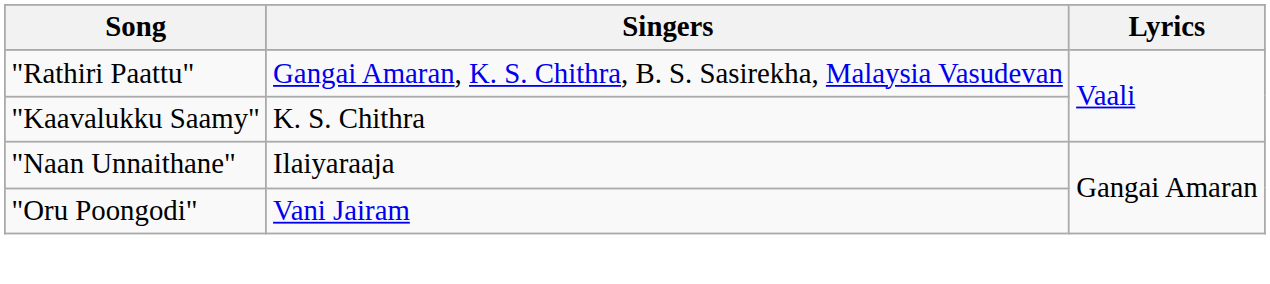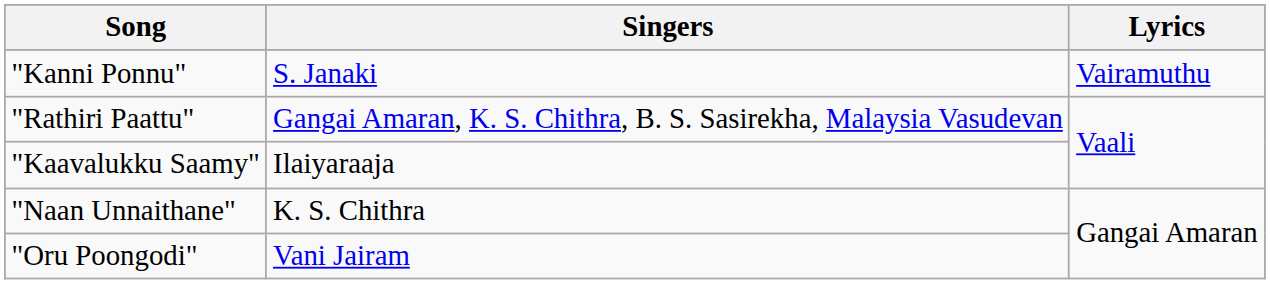+ row: (99, 73)
(349, 118) K. S. Chithra -> (334, 164) Ilaiyaraaja
(334, 164) Ilaiyaraaja -> (349, 210) K. S. Chithra
